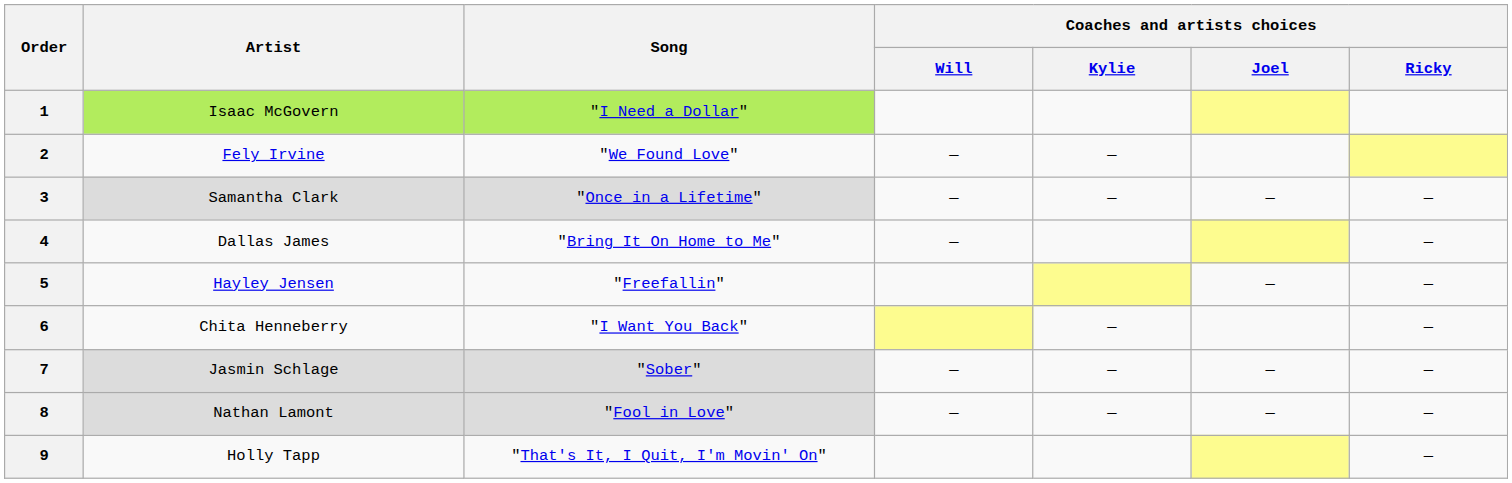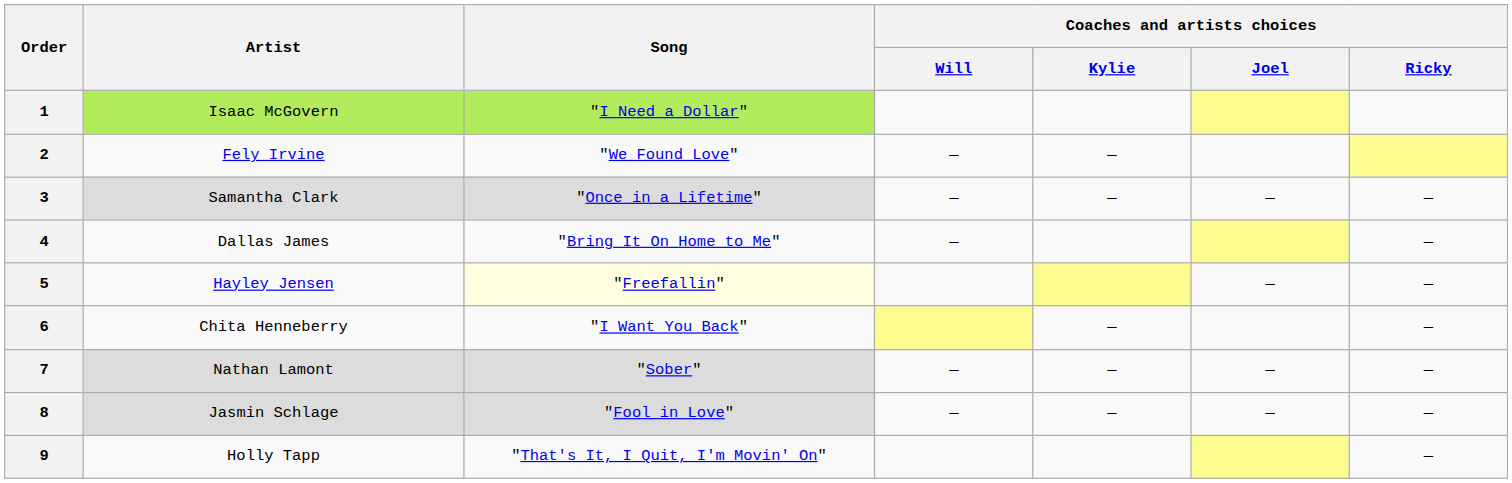(669, 284) no background -> (669, 284) lightyellow background
(274, 370) Jasmin Schlage -> (274, 370) Nathan Lamont
(274, 413) Nathan Lamont -> (274, 413) Jasmin Schlage
